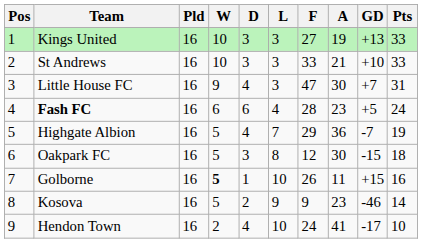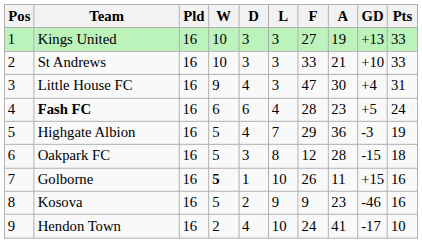(369, 86) +7 -> (369, 86) +4
(367, 132) -7 -> (367, 132) -3
(339, 156) 30 -> (339, 156) 28
(398, 202) 14 -> (398, 202) 16
